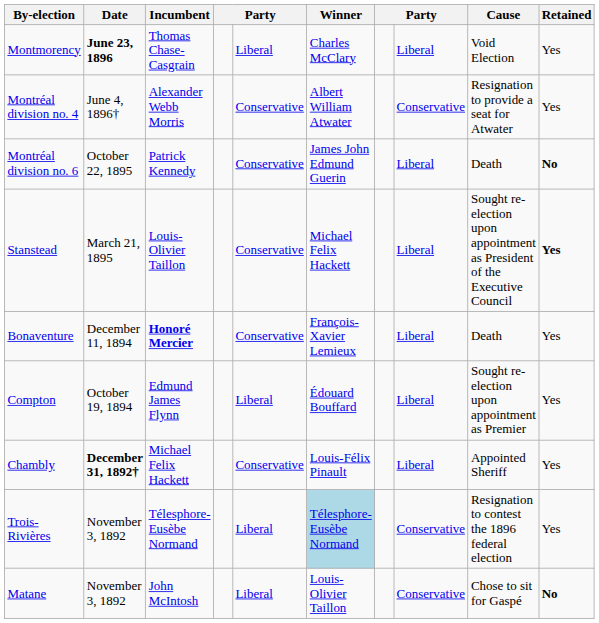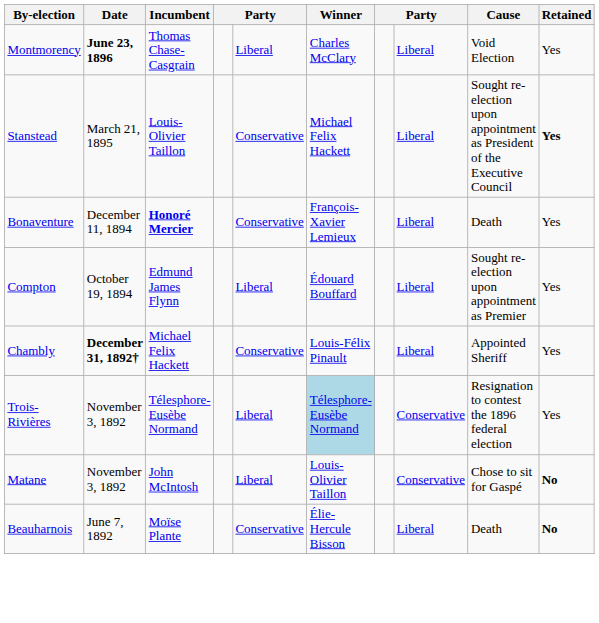- row: (43, 106)
- row: (43, 163)
+ row: (40, 529)
